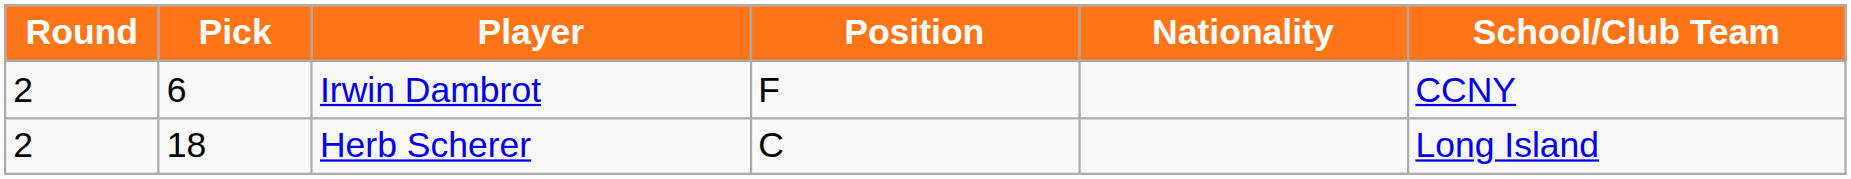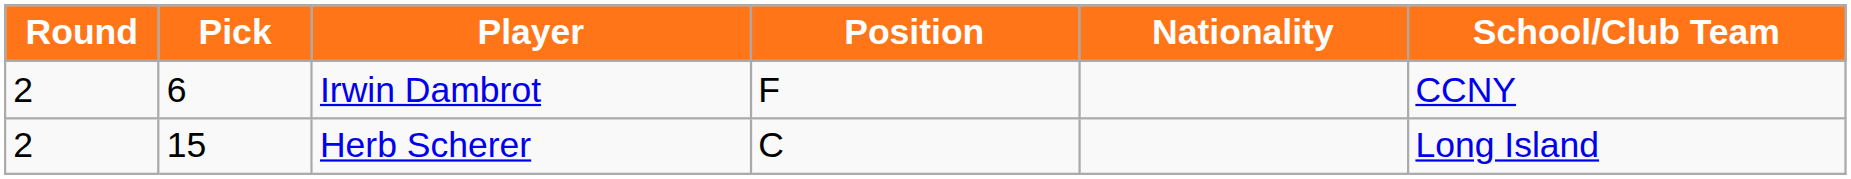(186, 145) 18 -> (186, 145) 15
